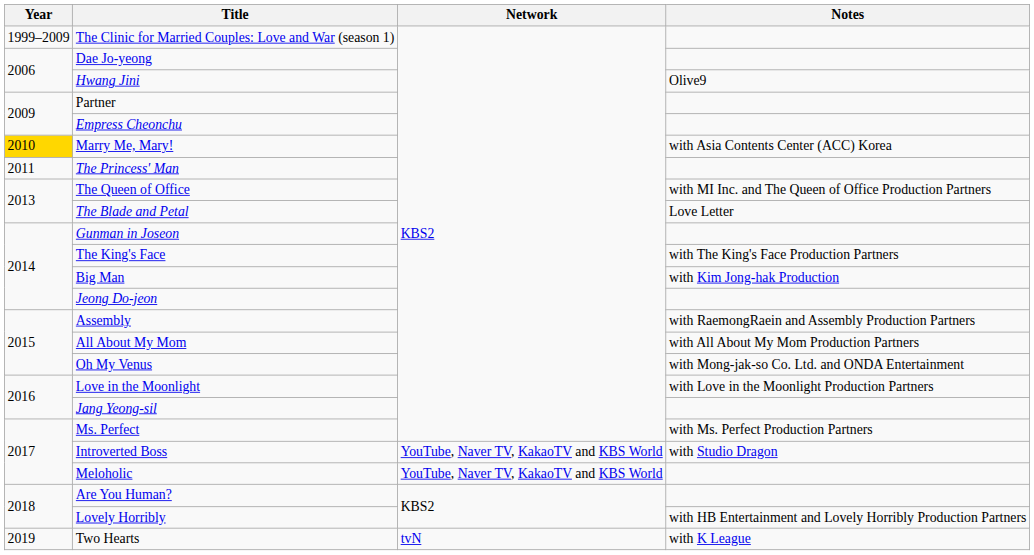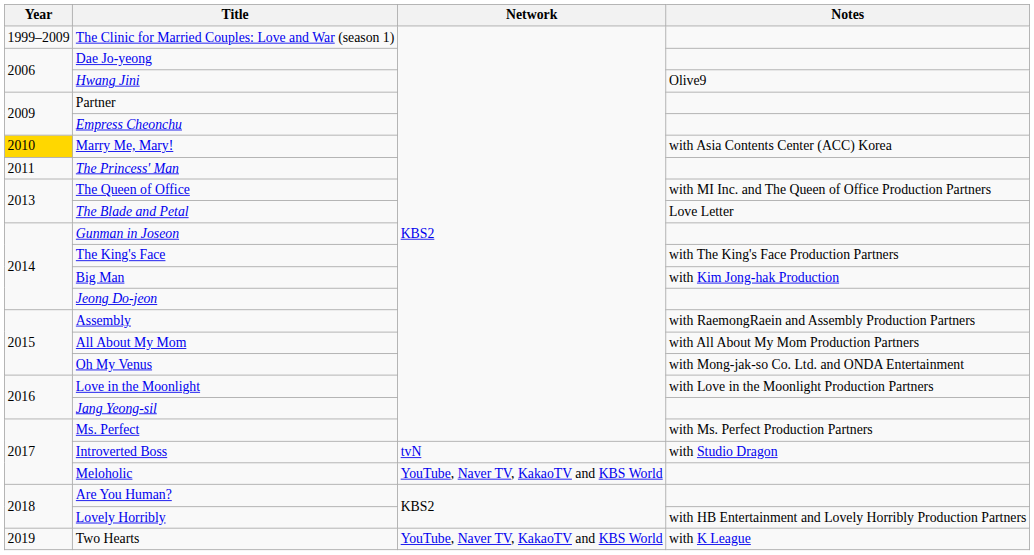(532, 451) YouTube, Naver TV, KakaoTV and KBS World -> (411, 451) tvN
(411, 539) tvN -> (532, 539) YouTube, Naver TV, KakaoTV and KBS World
